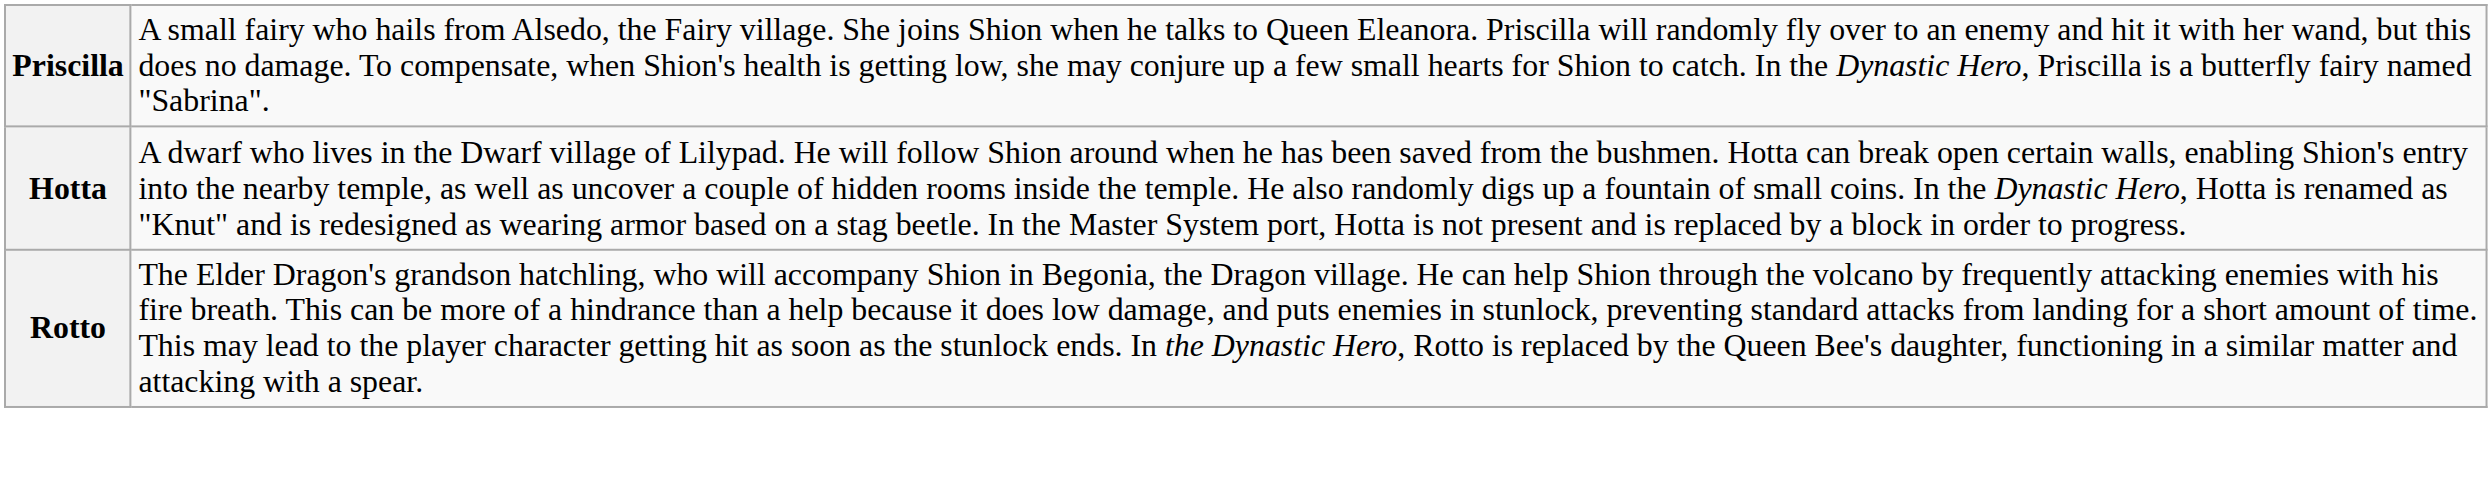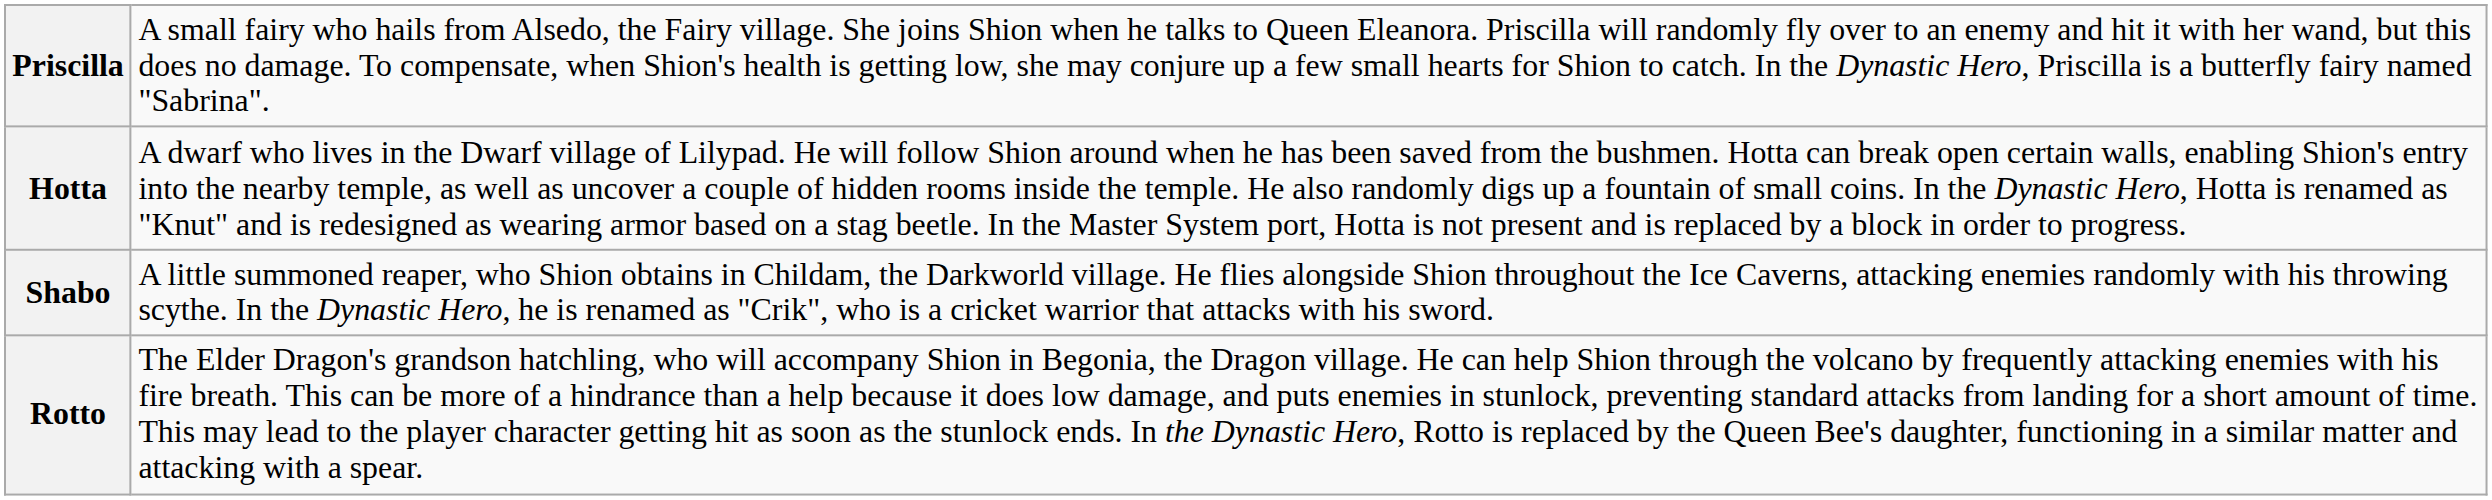+ row: (68, 291)
